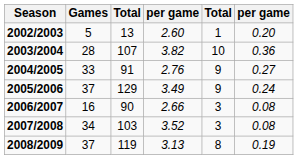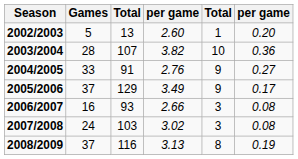(264, 88) 0.24 -> (264, 88) 0.17
(127, 107) 90 -> (127, 107) 93
(88, 126) 34 -> (88, 126) 24
(173, 126) 3.52 -> (173, 126) 3.02
(127, 145) 119 -> (127, 145) 116
